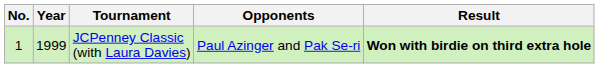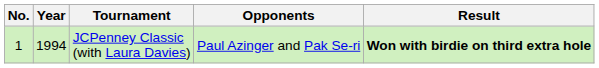(51, 45) 1999 -> (51, 45) 1994
